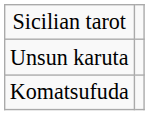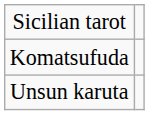rows swapped: (69, 57) <-> (69, 92)
